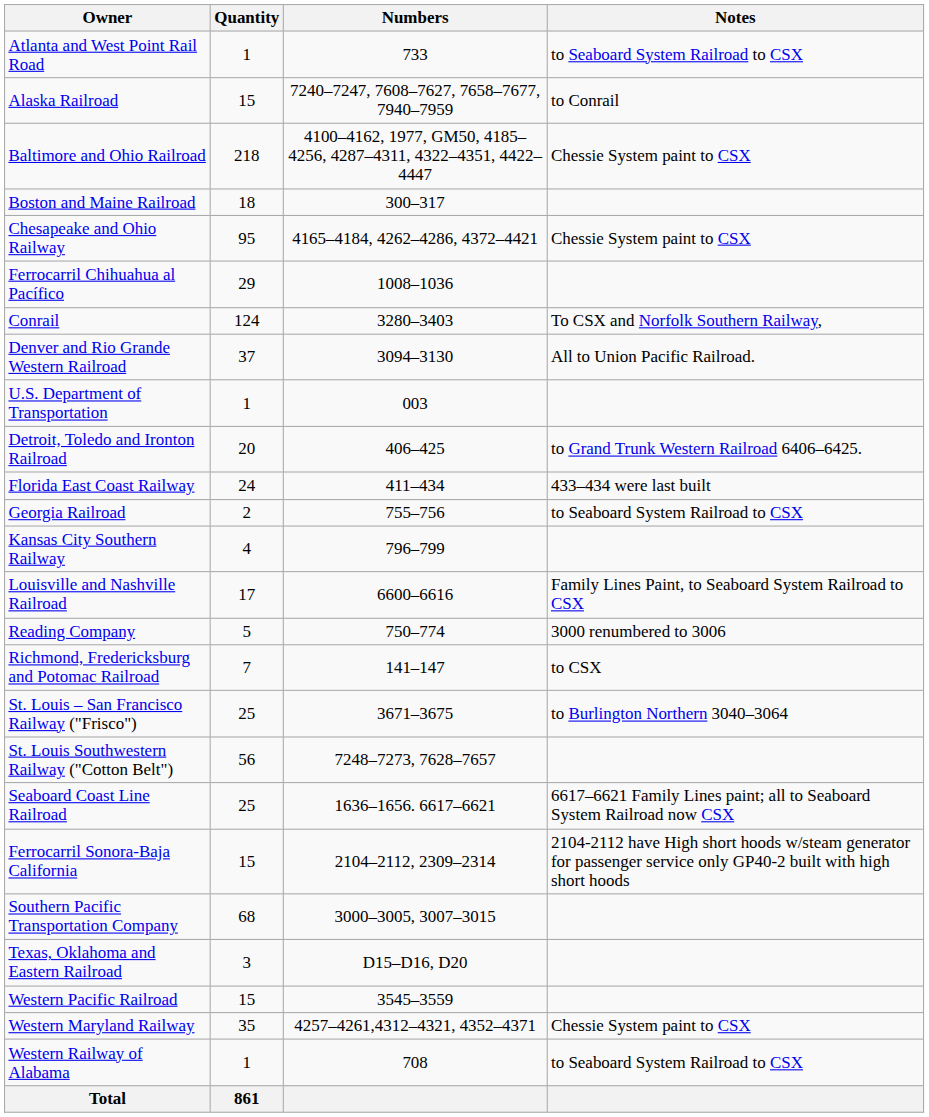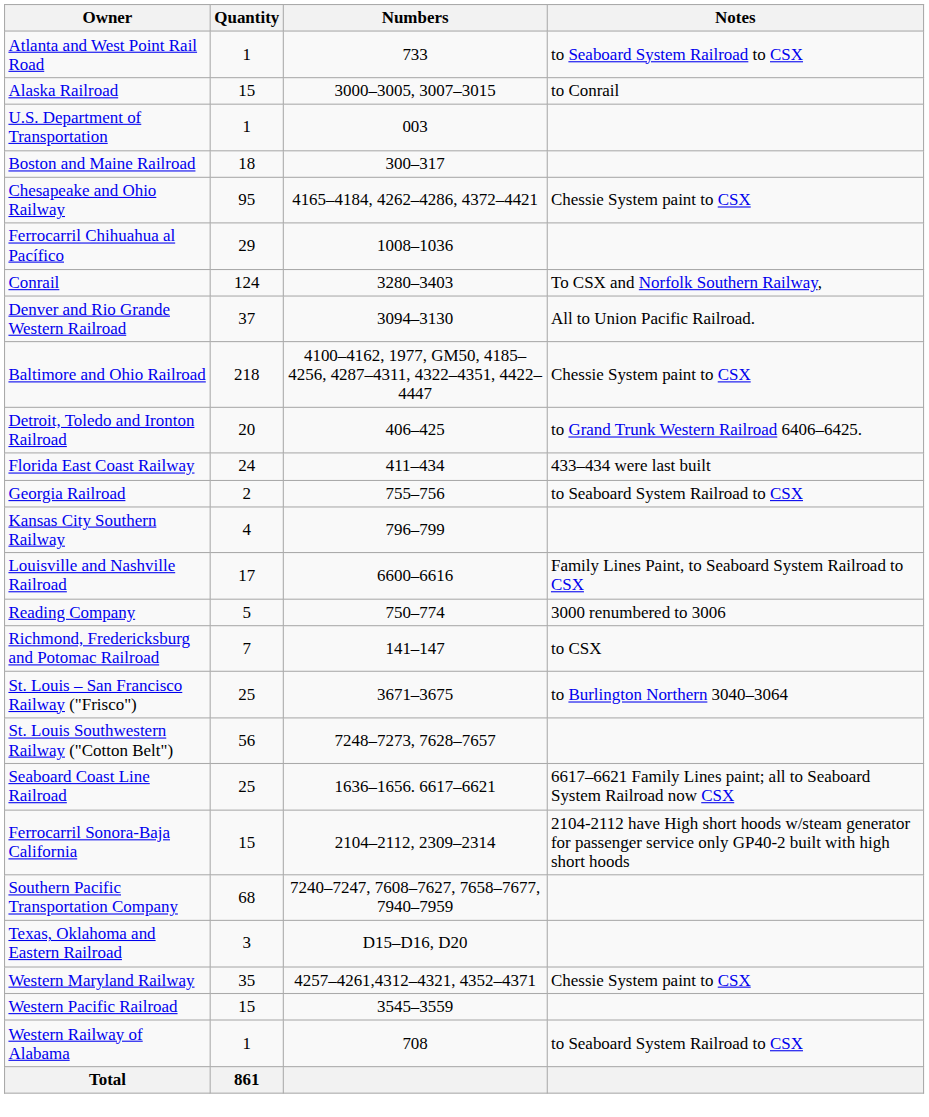(415, 100) 7240–7247, 7608–7627, 7658–7677, 7940–7959 -> (415, 90) 3000–3005, 3007–3015
rows swapped: (107, 155) <-> (75, 403)
(415, 916) 3000–3005, 3007–3015 -> (415, 897) 7240–7247, 7608–7627, 7658–7677, 7940–7959
rows swapped: (101, 1026) <-> (93, 999)
